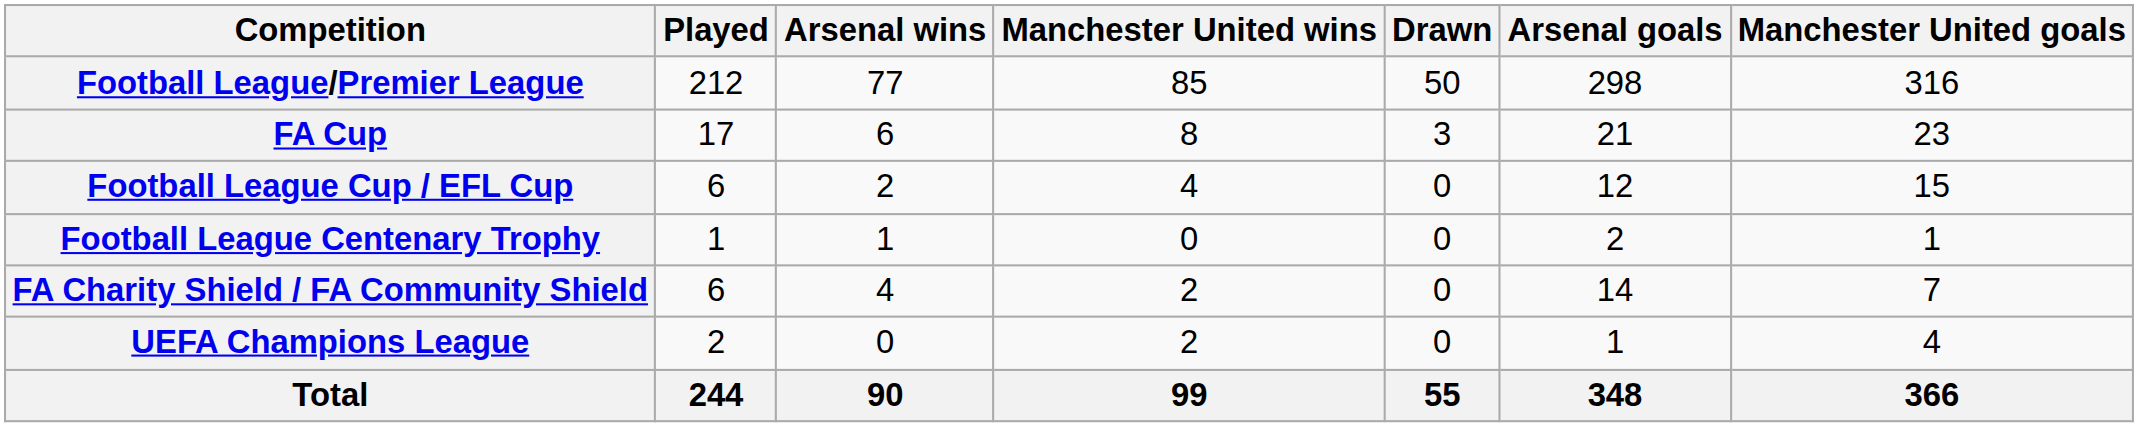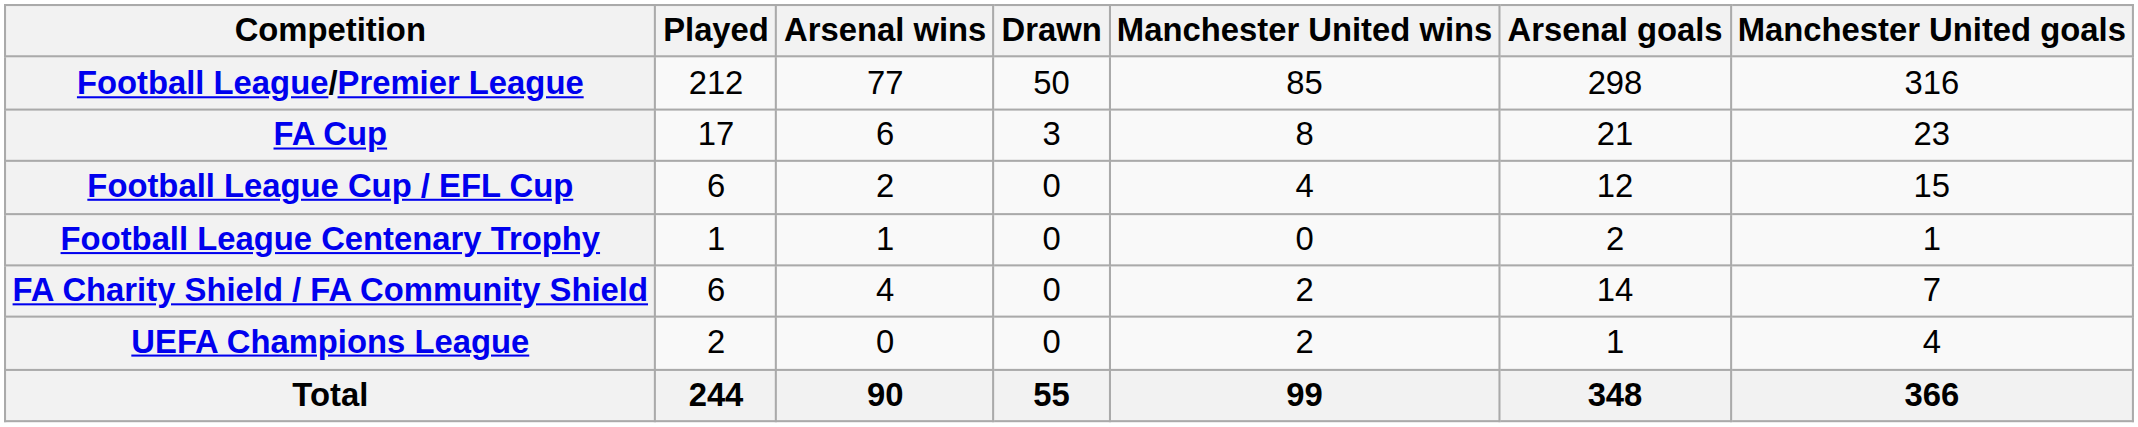columns swapped: (1442, 30) <-> (1189, 30)
